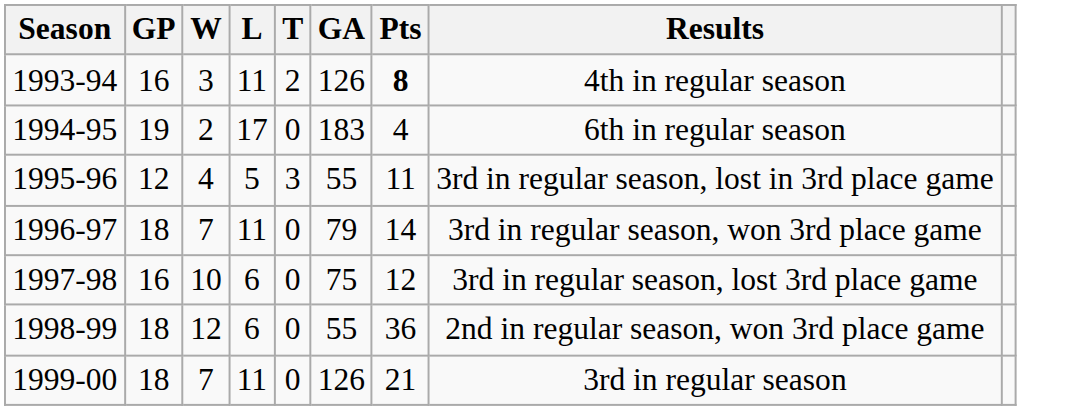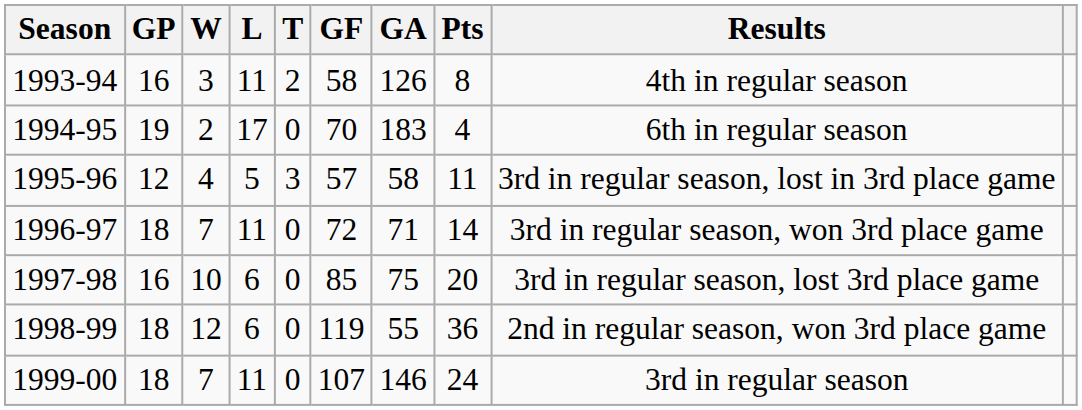+ column: (341, 29)
(401, 79) bold -> (462, 79) normal
(341, 179) 55 -> (403, 179) 58
(341, 229) 79 -> (403, 229) 71
(401, 279) 12 -> (462, 279) 20
(341, 379) 126 -> (403, 379) 146
(401, 379) 21 -> (462, 379) 24
